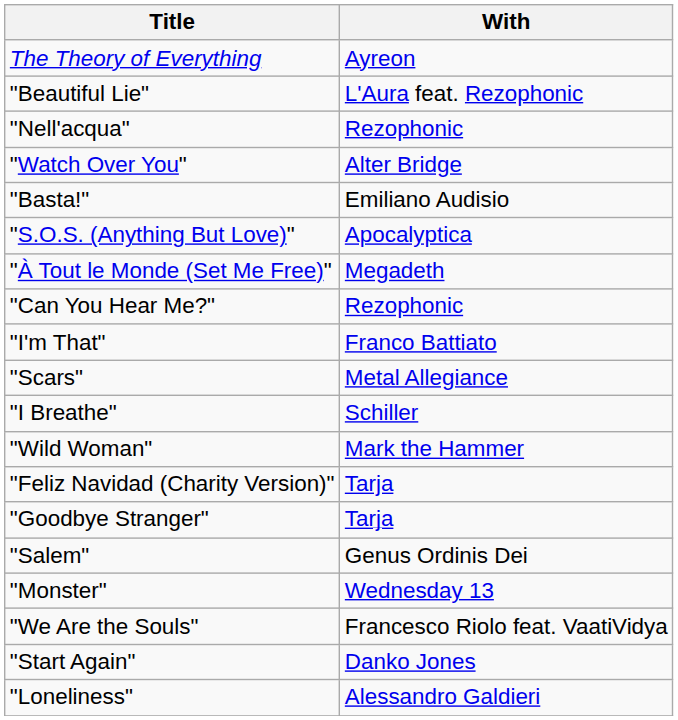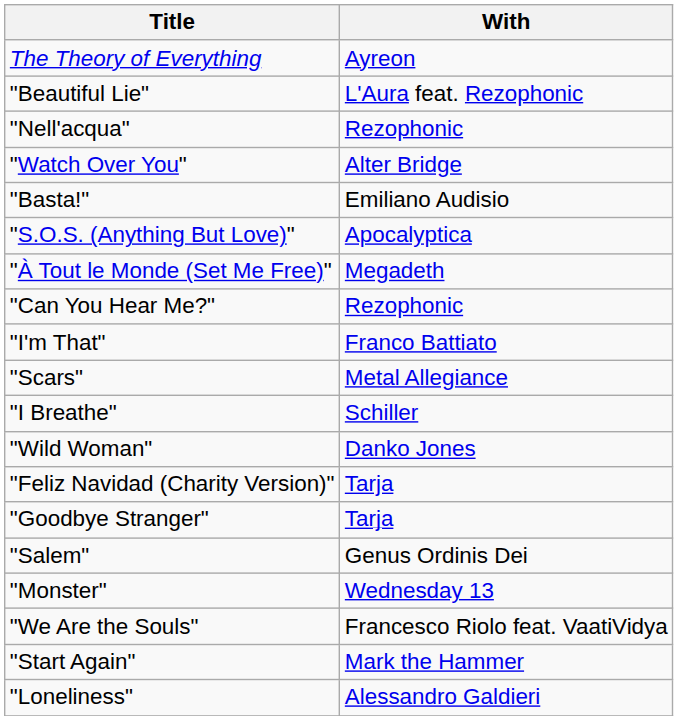(434, 448) Mark the Hammer -> (410, 448) Danko Jones
(410, 661) Danko Jones -> (434, 661) Mark the Hammer
